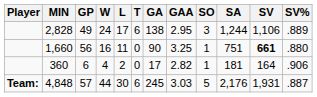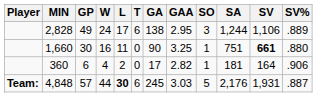(86, 48) 56 -> (86, 48) 30
(122, 83) normal -> (122, 83) bold
